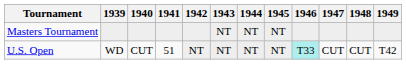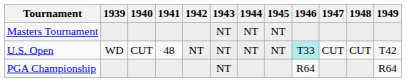(169, 50) 51 -> (169, 50) 48
+ row: (51, 68)
